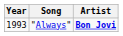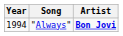(17, 25) 1993 -> (17, 25) 1994
